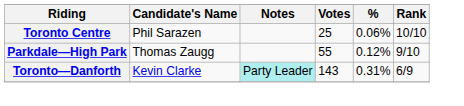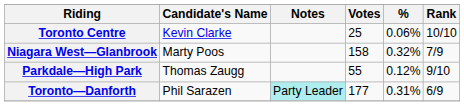(167, 33) Phil Sarazen -> (197, 33) Kevin Clarke
+ row: (82, 52)
(167, 71) Kevin Clarke -> (197, 91) Phil Sarazen
(328, 71) 143 -> (358, 91) 177
